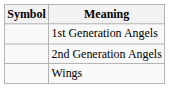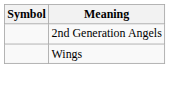- row: (105, 33)
